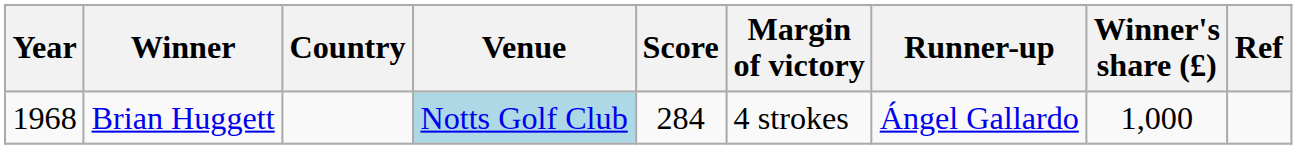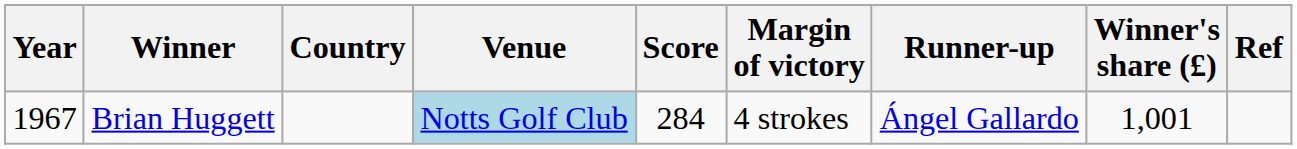(45, 117) 1968 -> (45, 117) 1967
(1157, 117) 1,000 -> (1157, 117) 1,001
